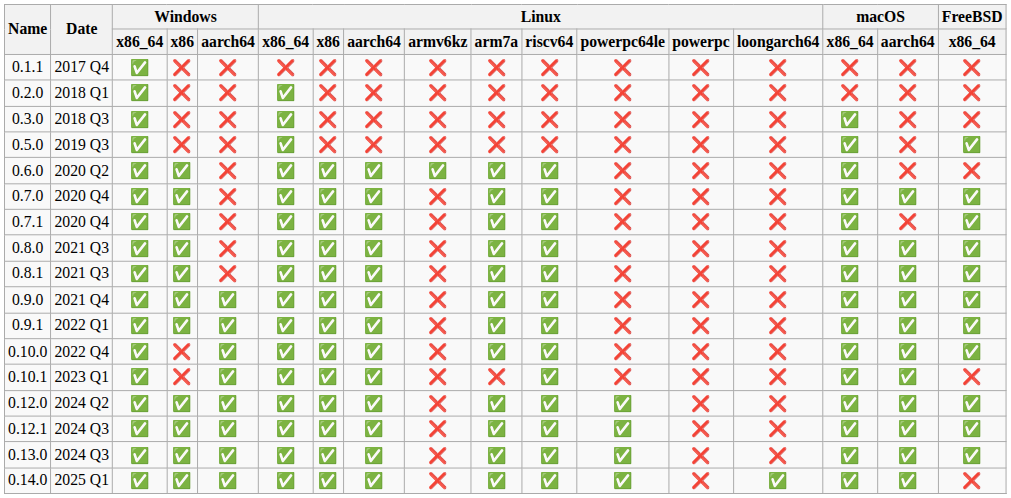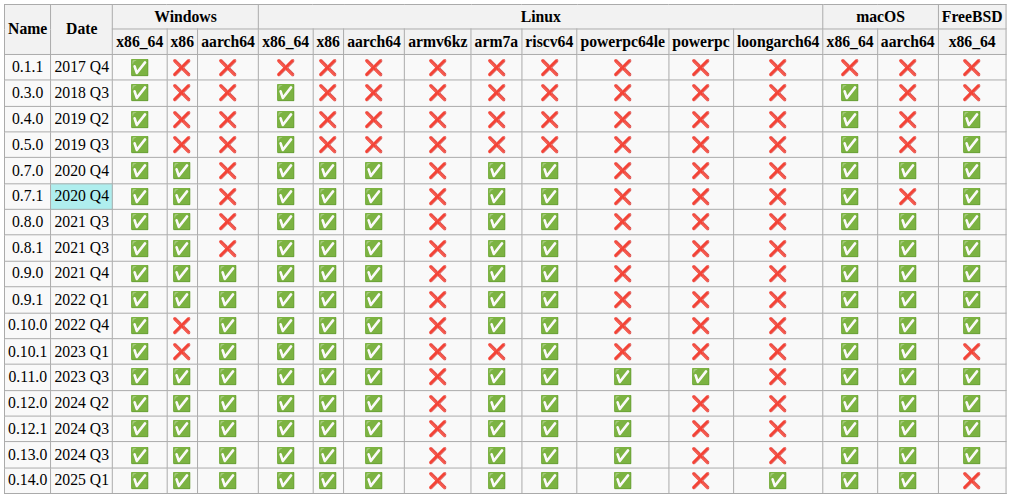- row: (28, 93)
+ row: (28, 118)
- row: (28, 170)
(82, 222) no background -> (82, 196) paleturquoise background
+ row: (28, 377)
